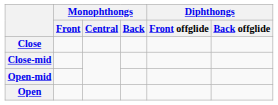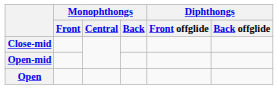- row: (30, 44)
